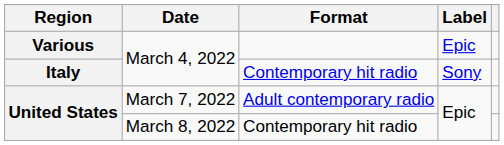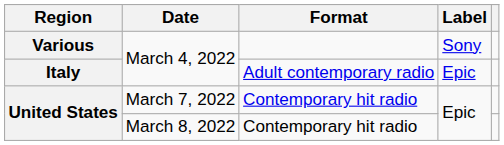(459, 45) Epic -> (462, 45) Sony
(330, 72) Contemporary hit radio -> (339, 72) Adult contemporary radio
(462, 72) Sony -> (459, 72) Epic
(339, 99) Adult contemporary radio -> (330, 99) Contemporary hit radio
